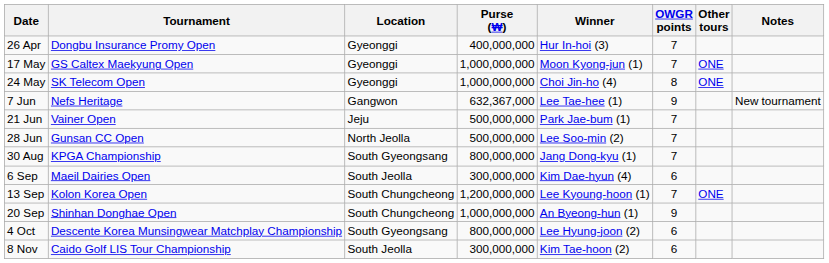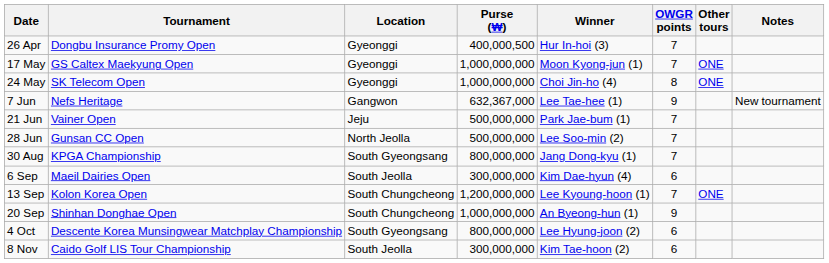(502, 45) 400,000,000 -> (502, 45) 400,000,500
